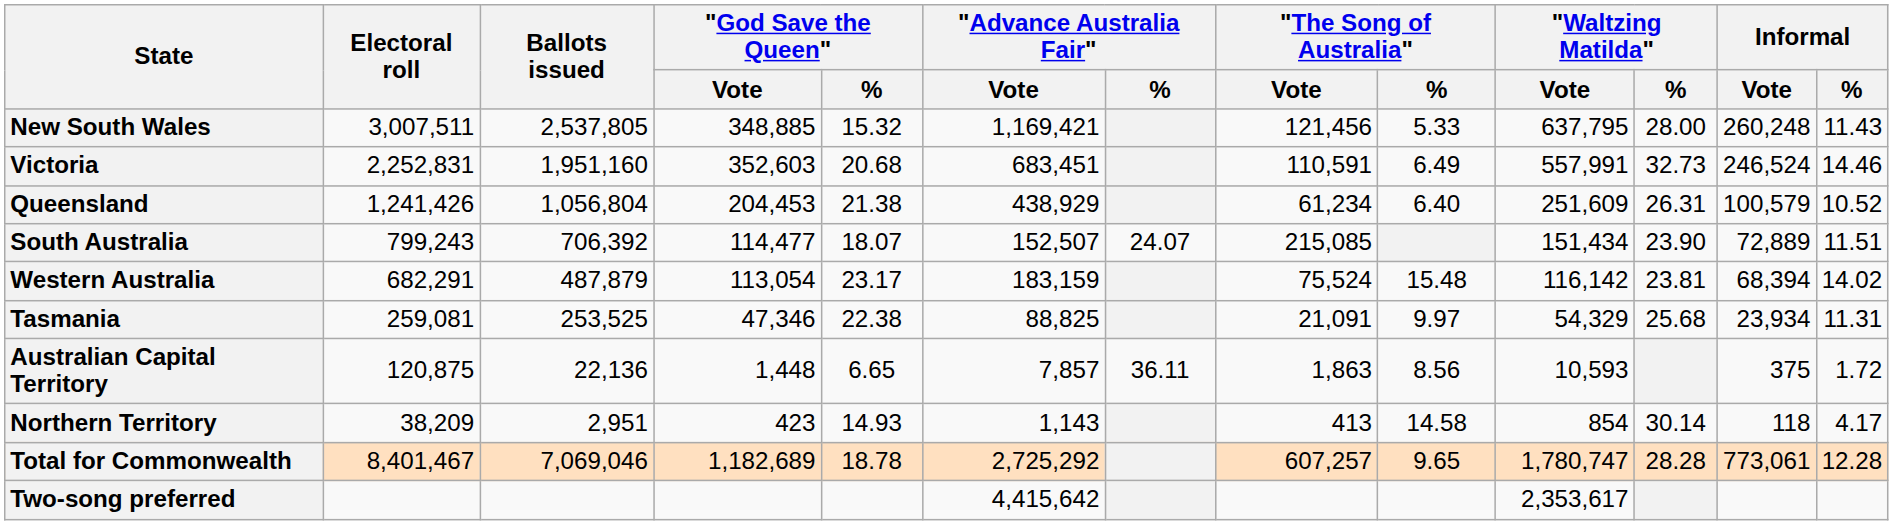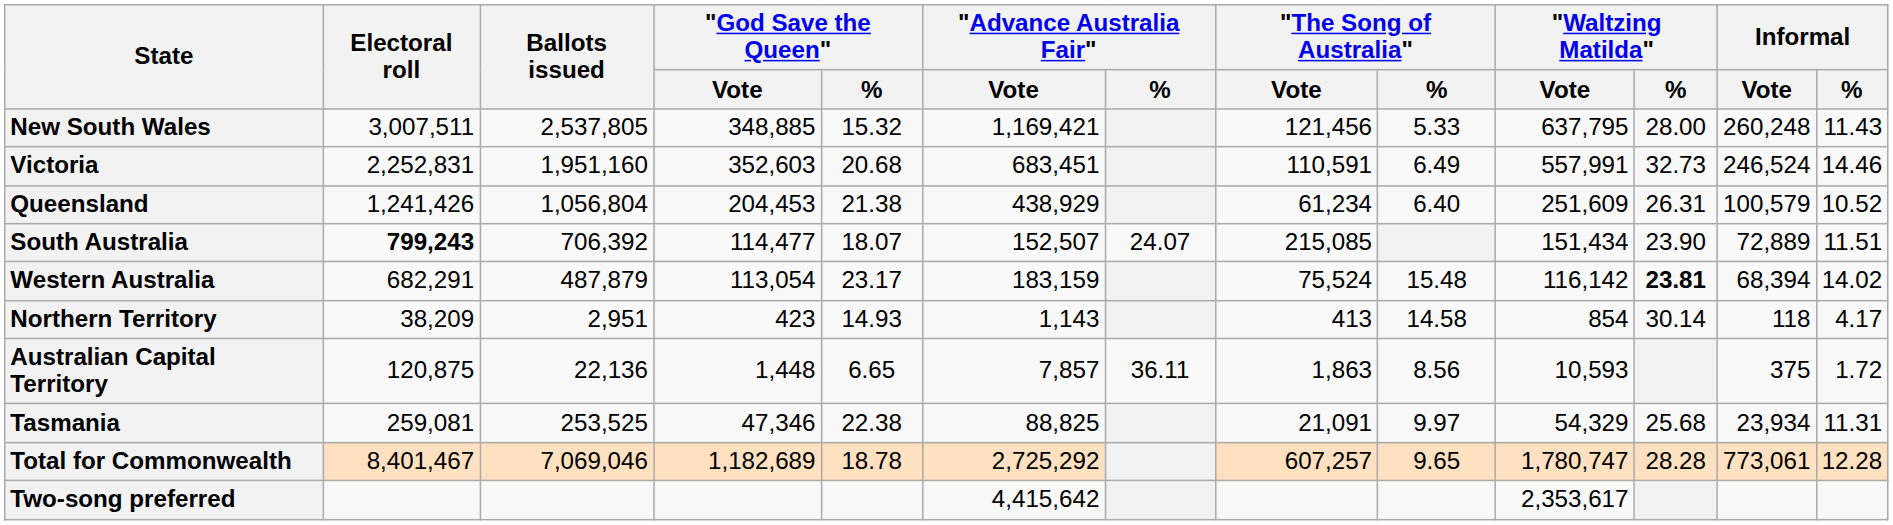(430, 242) normal -> (430, 242) bold
(1676, 280) normal -> (1676, 280) bold
rows swapped: (65, 319) <-> (113, 422)
